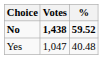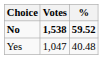(55, 29) 1,438 -> (55, 29) 1,538
